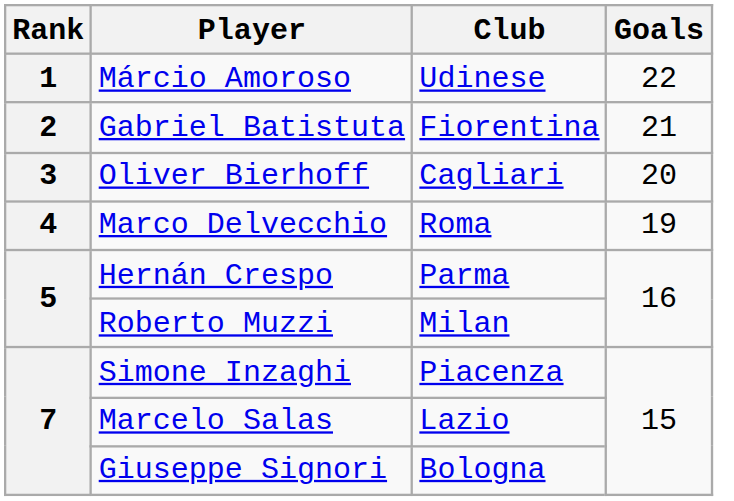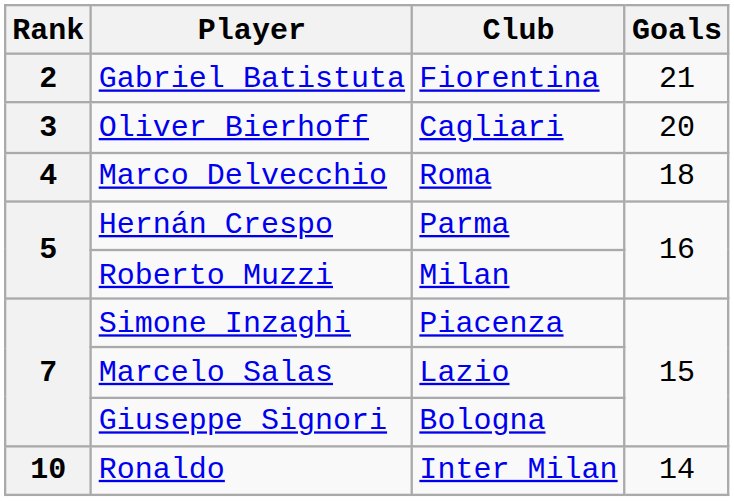- row: (225, 79)
(659, 225) 19 -> (677, 176) 18
+ row: (162, 470)
